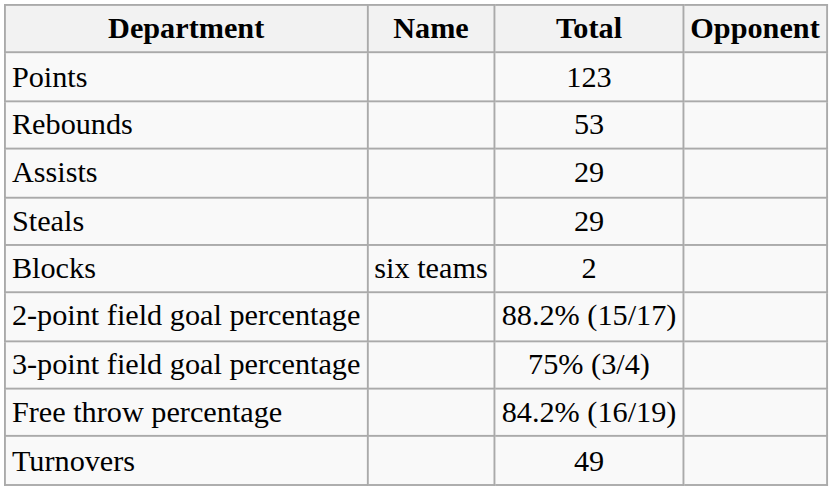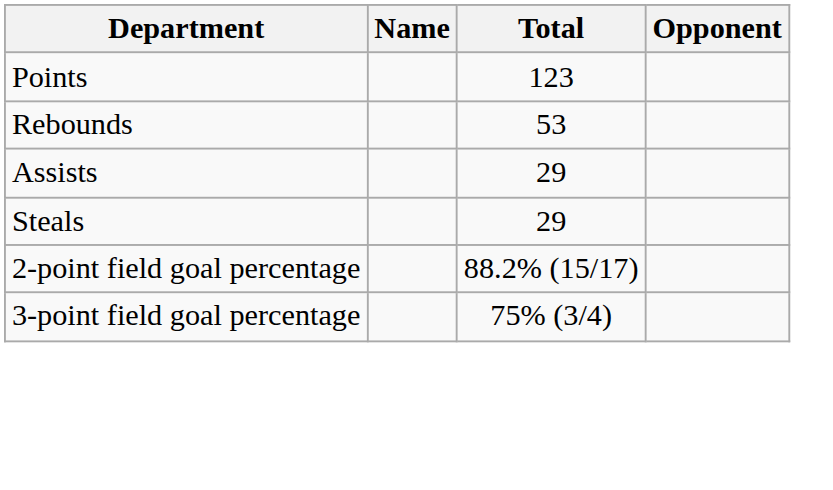- row: (54, 268)
- row: (147, 412)
- row: (74, 460)
